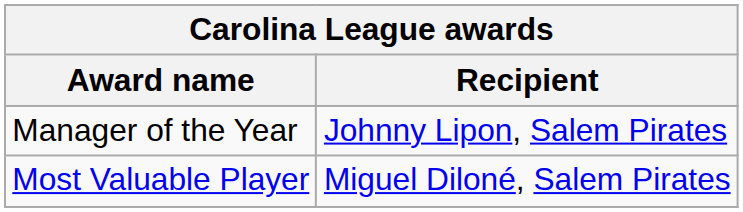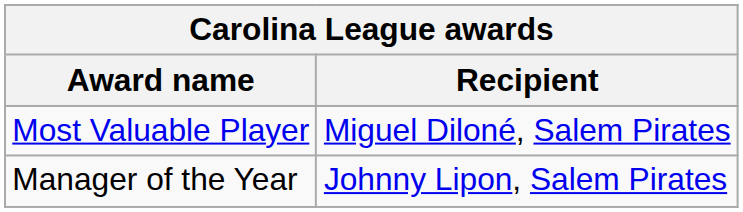rows swapped: (161, 180) <-> (155, 130)
